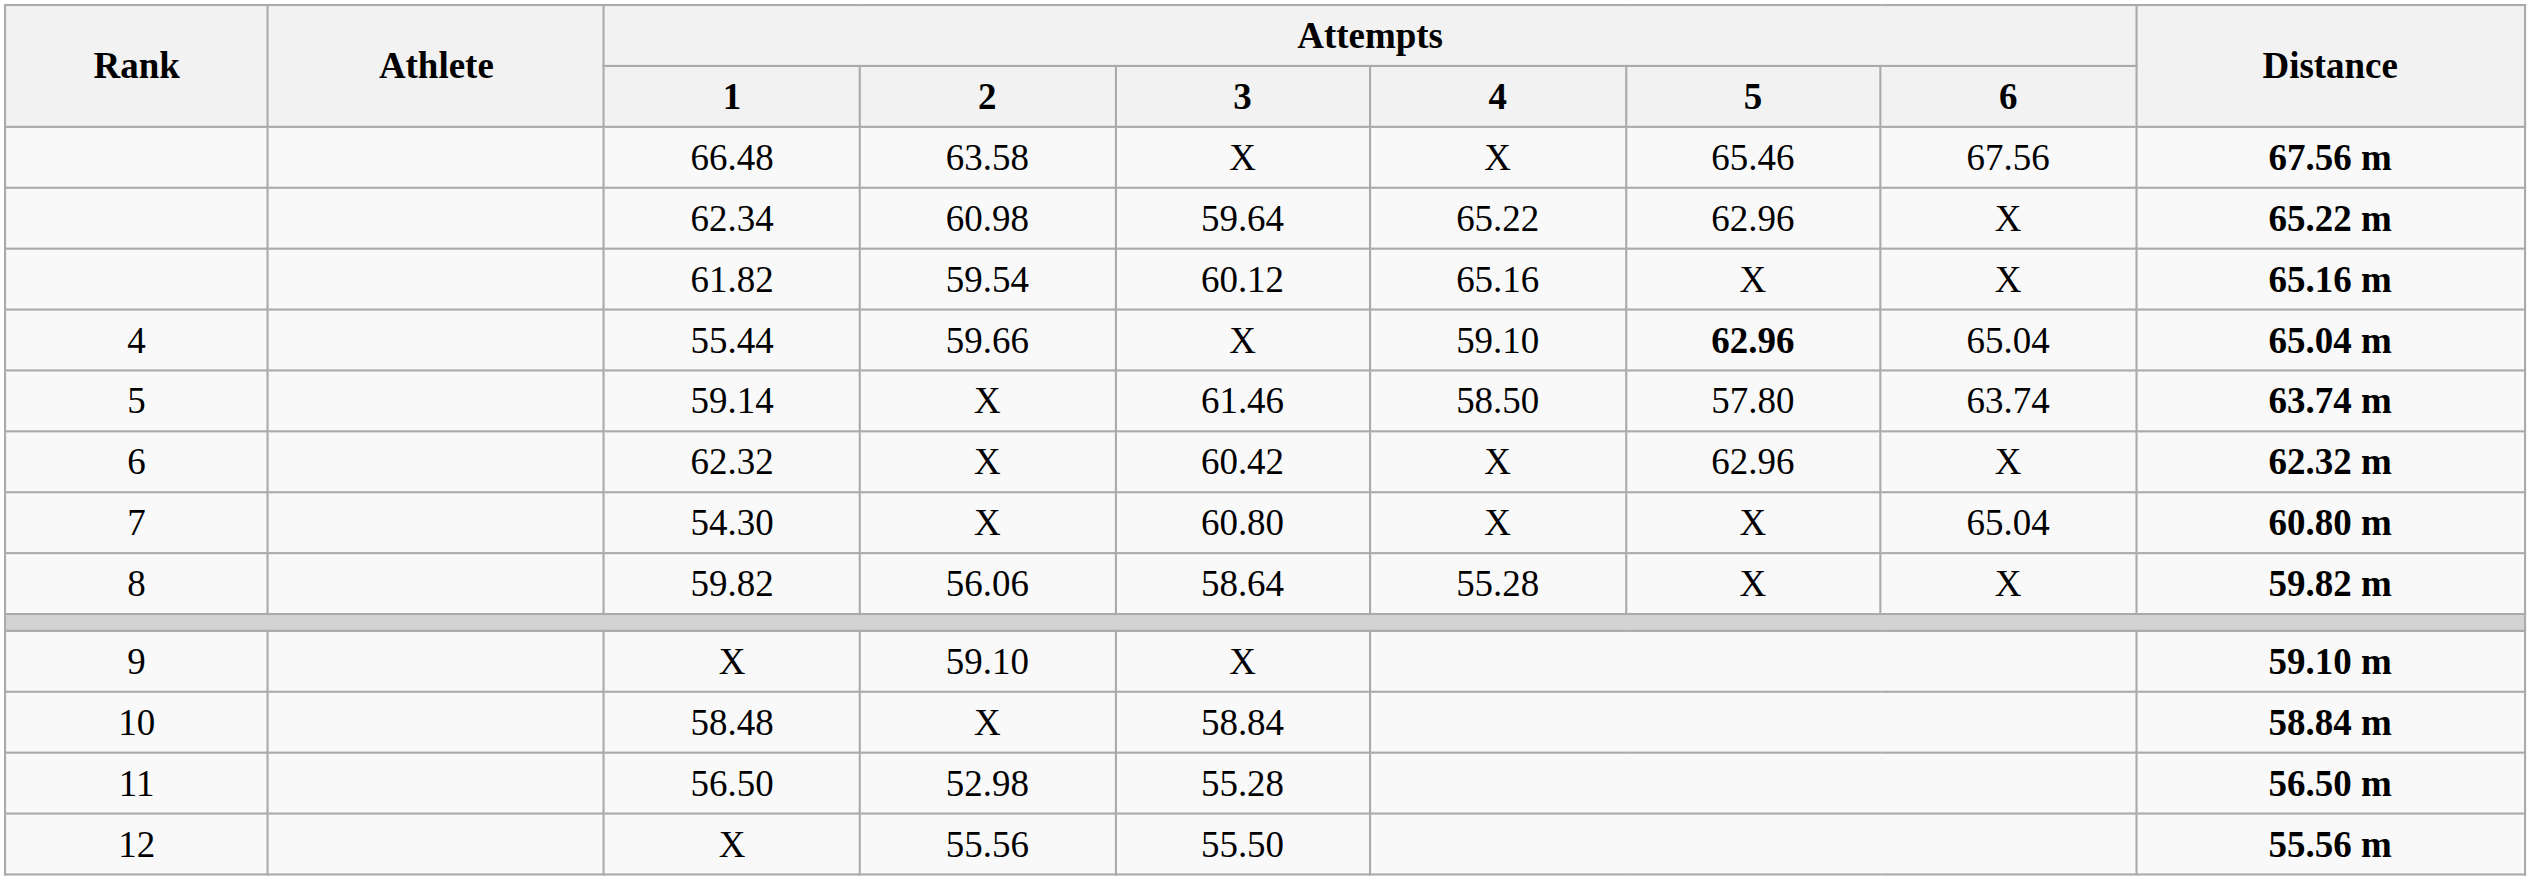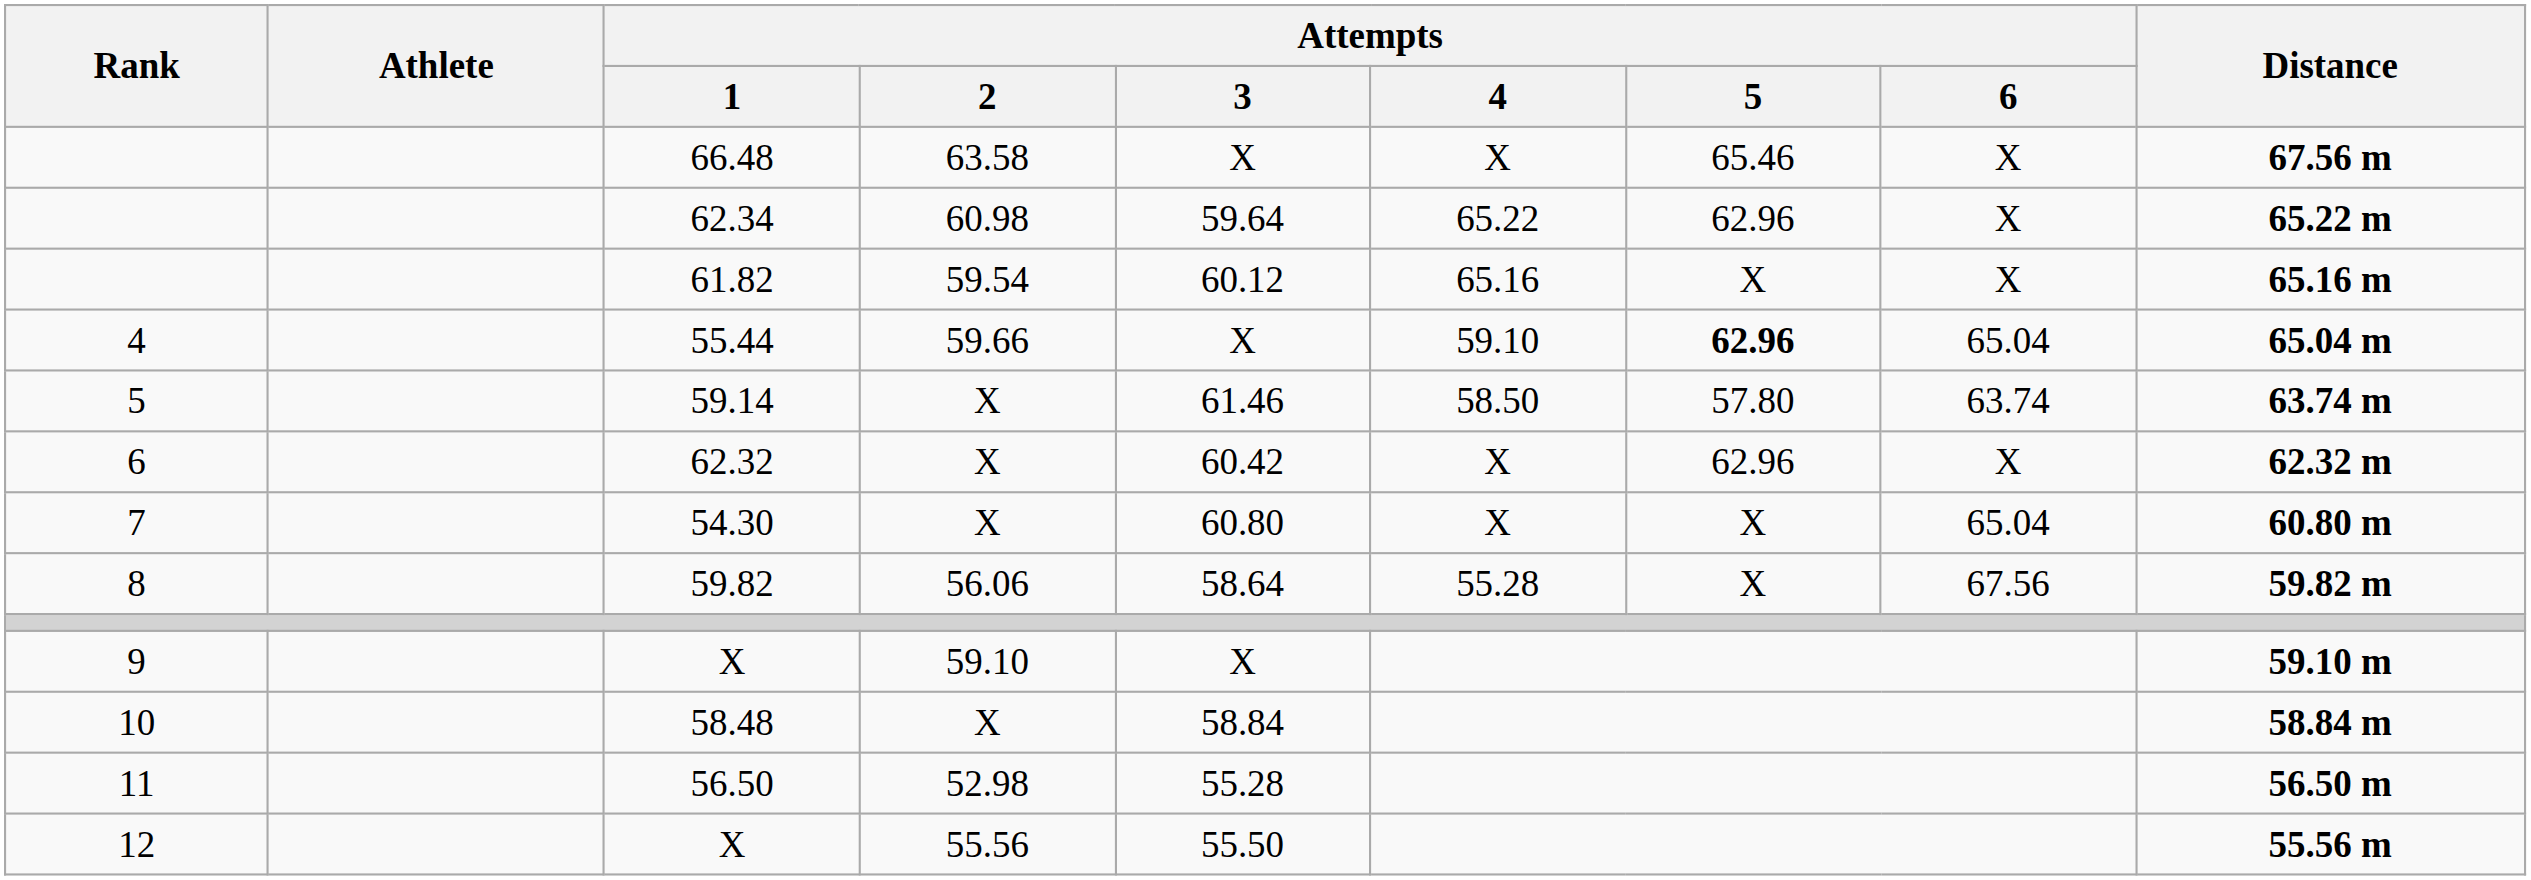(2008, 156) 67.56 -> (2008, 156) X
(2008, 583) X -> (2008, 583) 67.56
